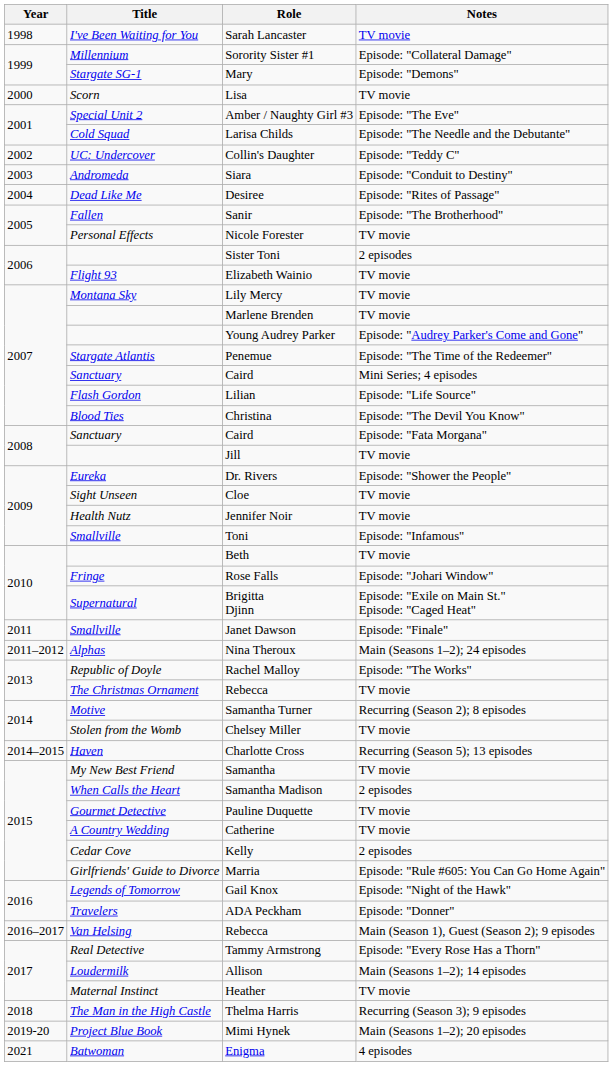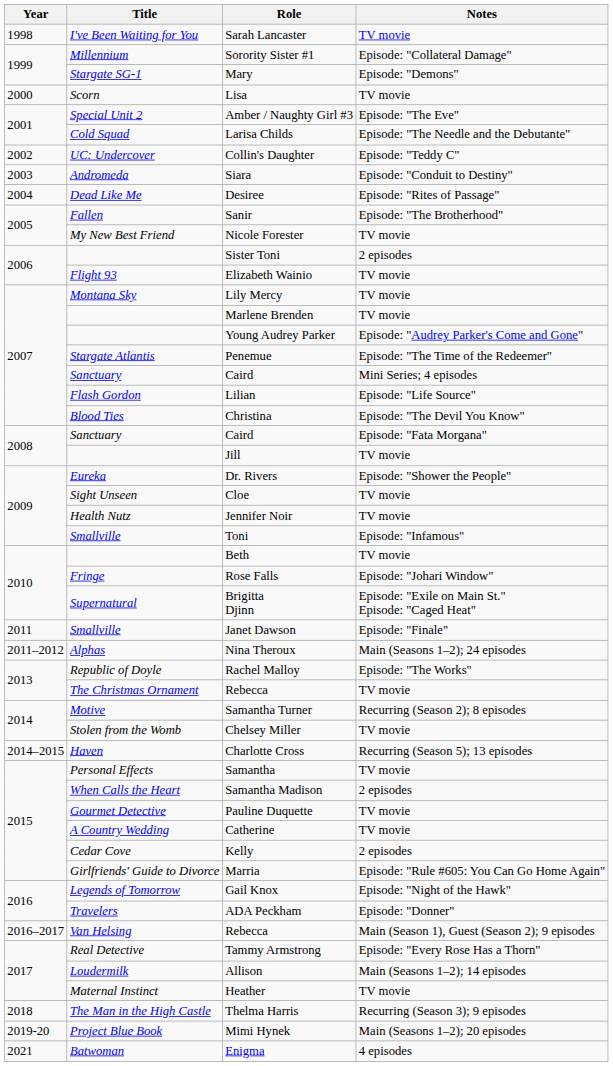(112, 235) Personal Effects -> (122, 235) My New Best Friend
(122, 770) My New Best Friend -> (112, 770) Personal Effects
